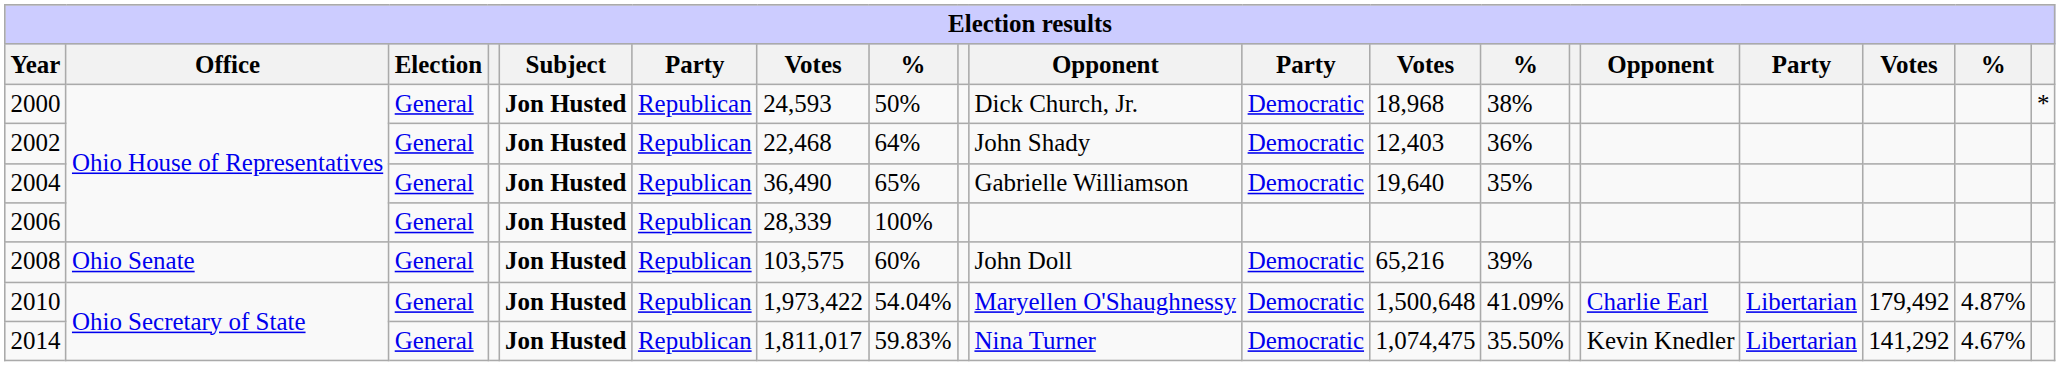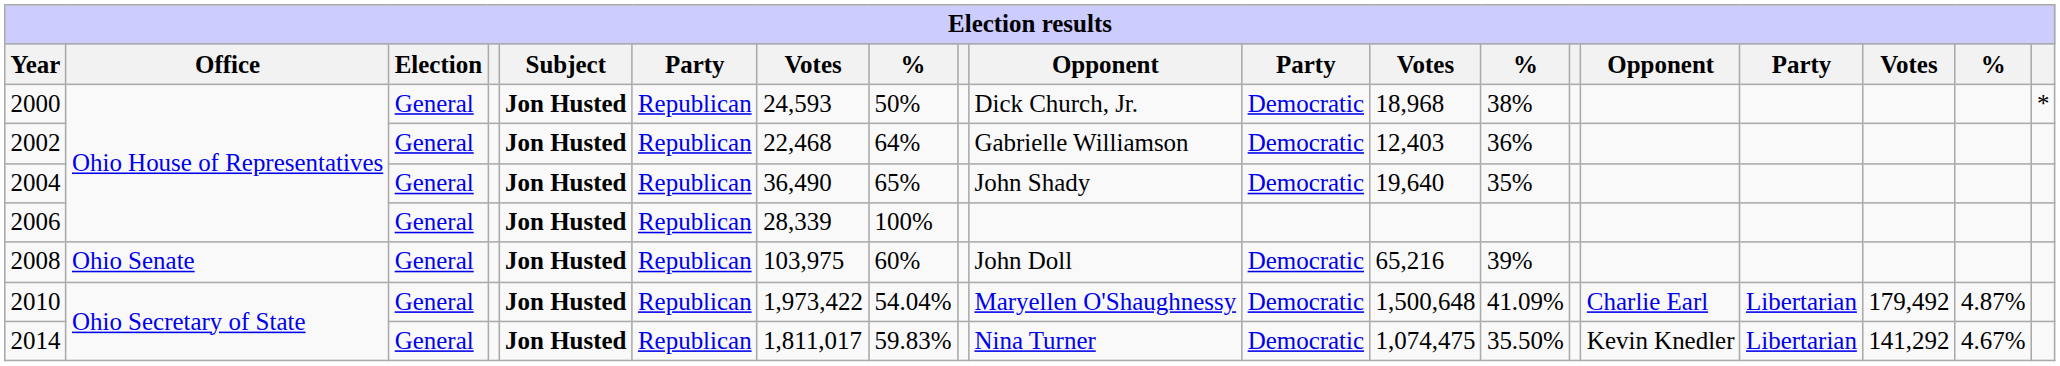(1032, 143) John Shady -> (1081, 143) Gabrielle Williamson
(1081, 182) Gabrielle Williamson -> (1032, 182) John Shady
(804, 261) 103,575 -> (804, 261) 103,975
